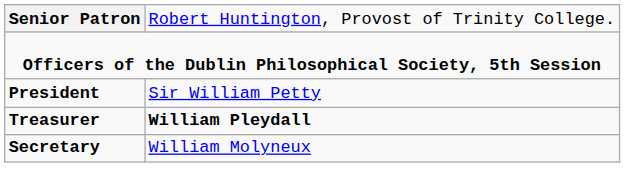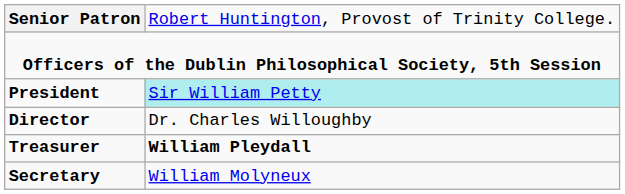(235, 93) no background -> (235, 93) paleturquoise background
+ row: (49, 121)
